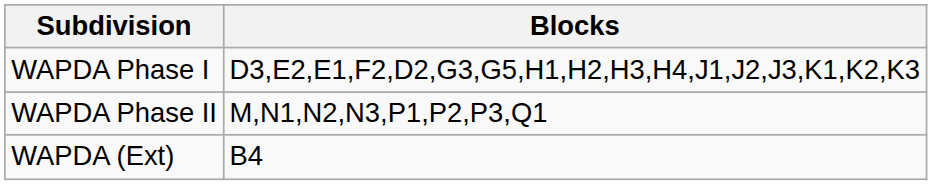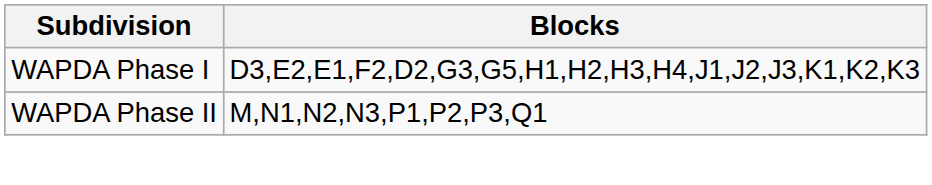- row: (93, 156)
